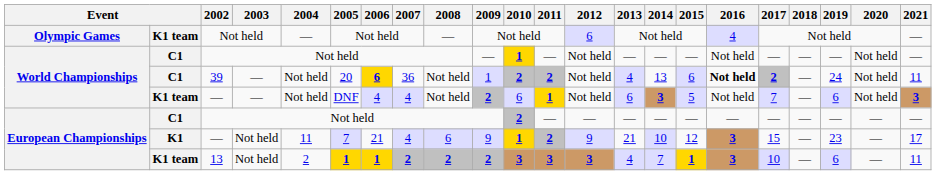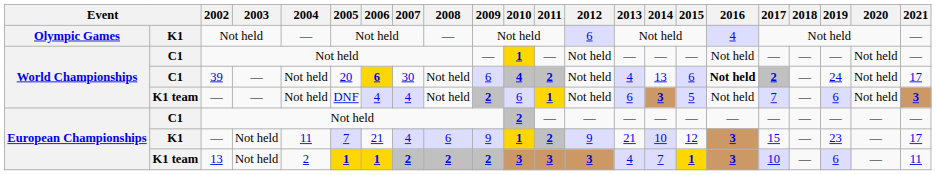(175, 35) K1 team -> (175, 35) K1
(408, 77) 36 -> (408, 77) 30
(488, 77) 1 -> (488, 77) 6
(519, 77) 2 -> (519, 77) 4
(916, 77) 11 -> (916, 77) 17
